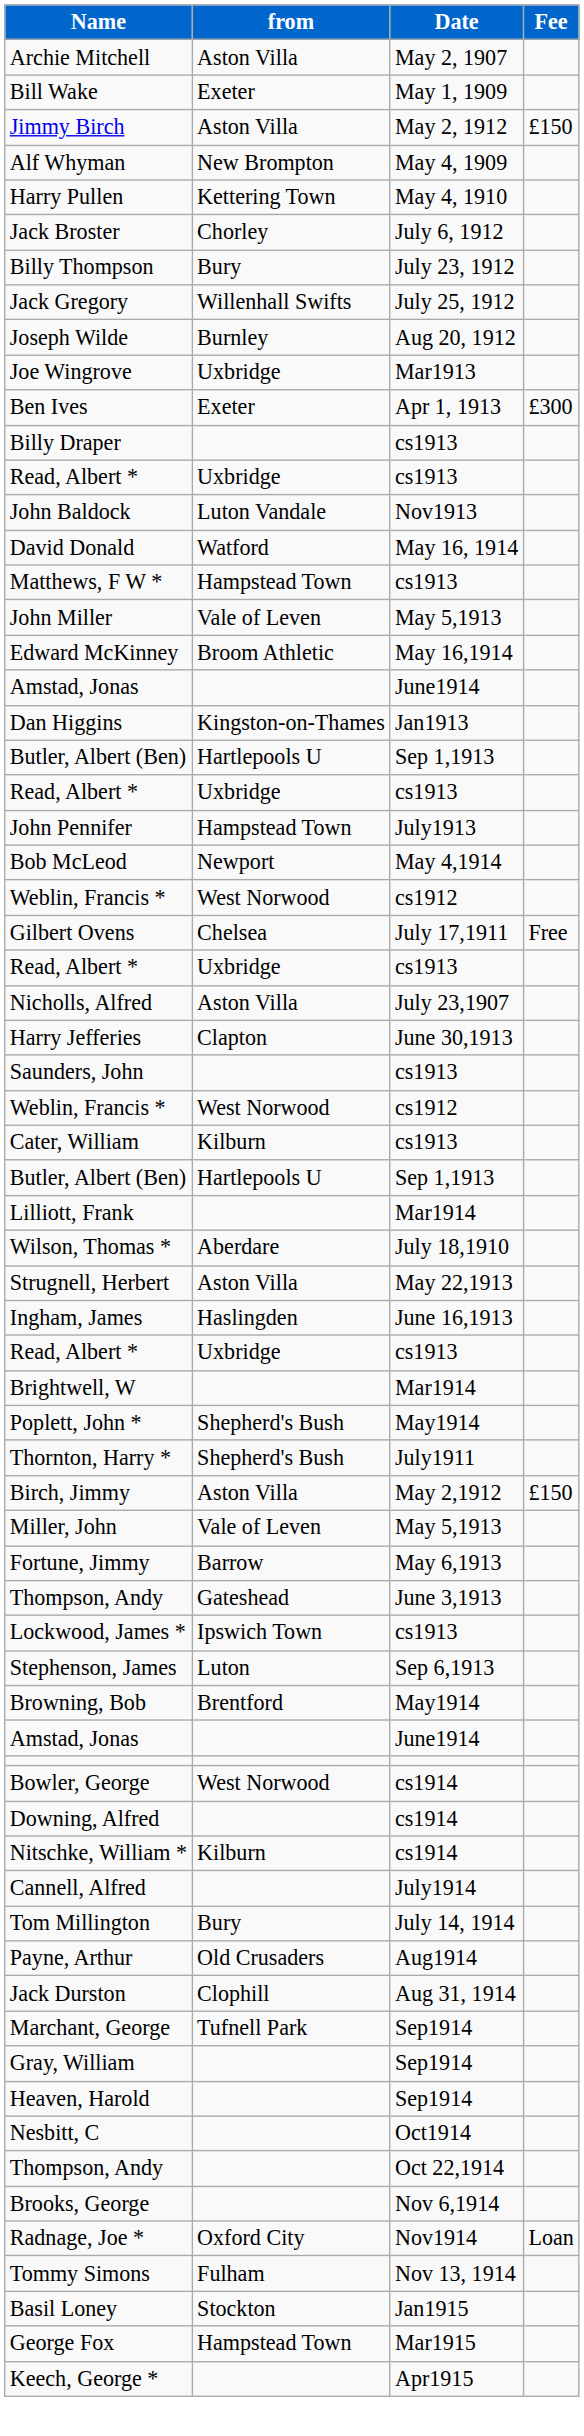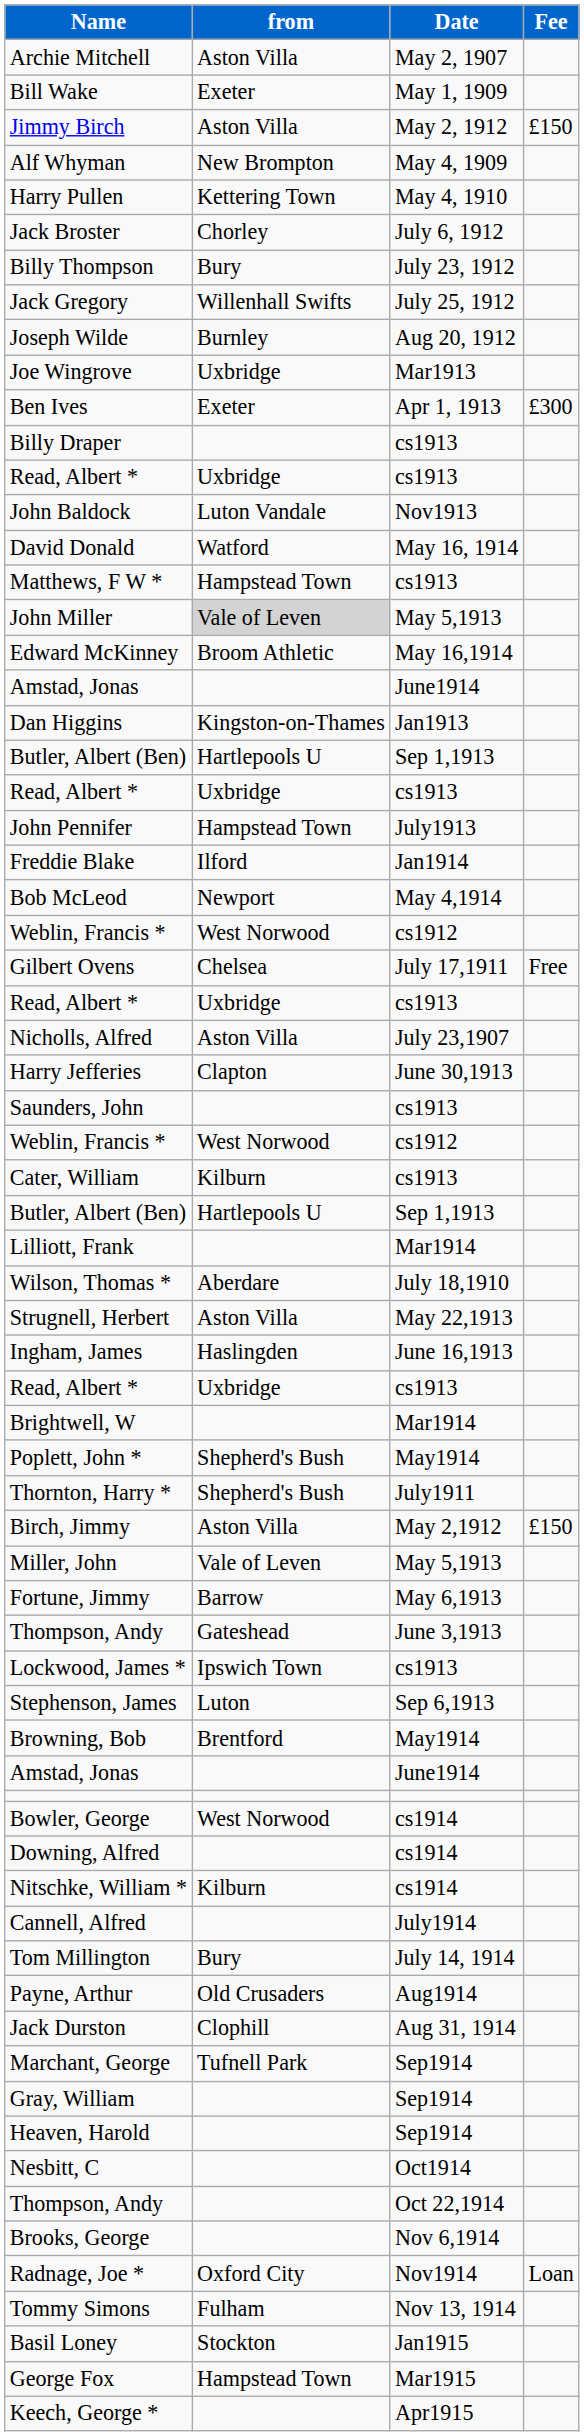(259, 617) no background -> (259, 617) lightgrey background
+ row: (72, 862)
